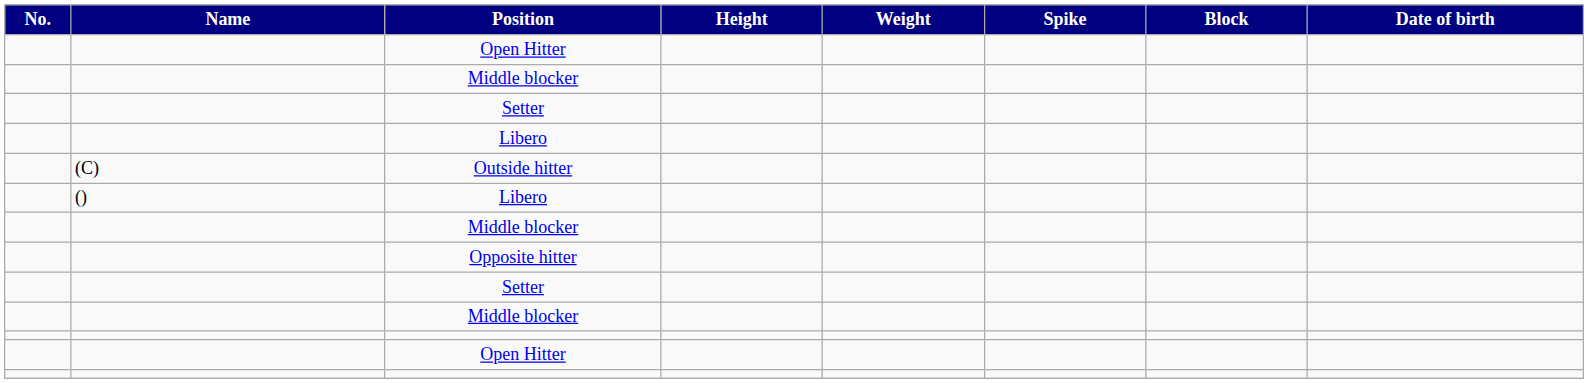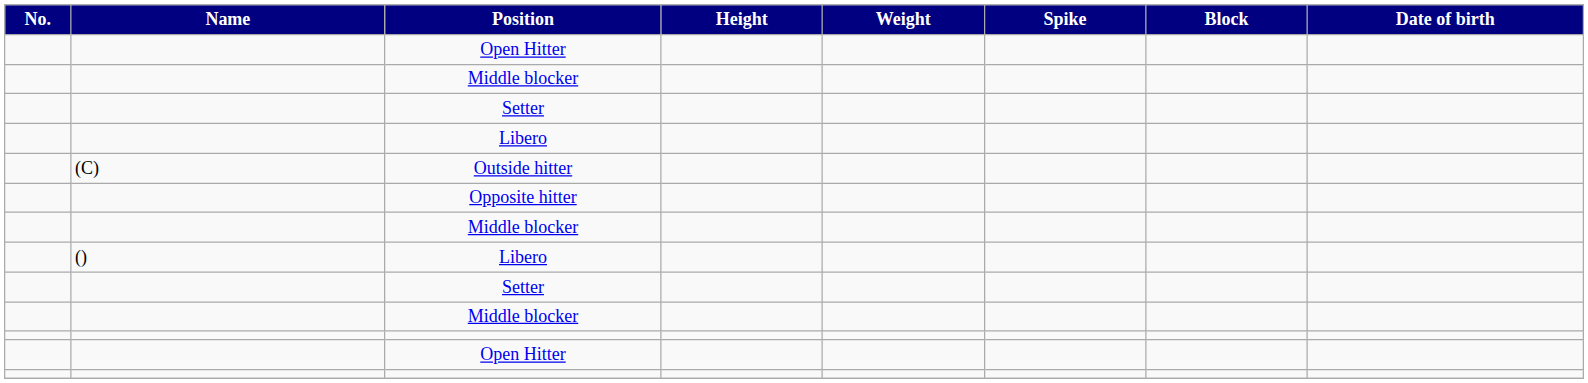rows swapped: (228, 257) <-> (81, 197)
